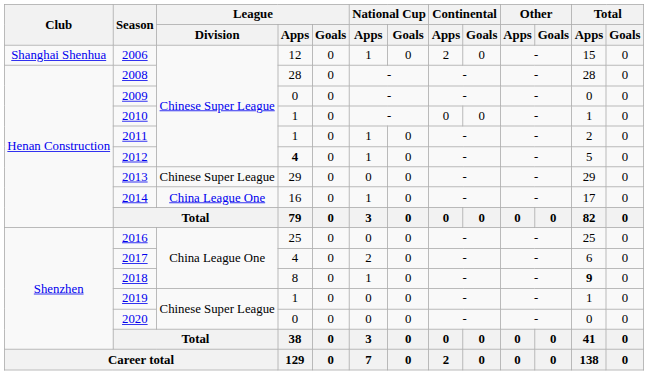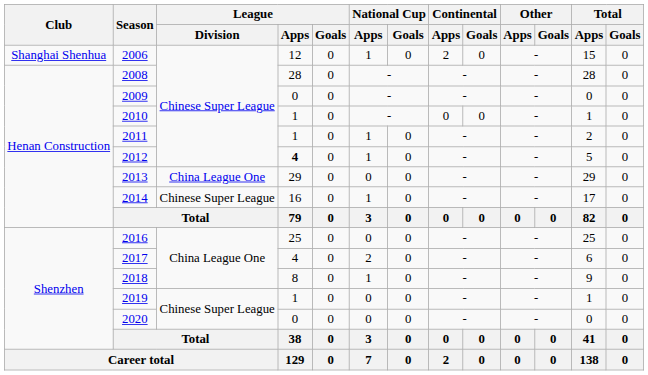(217, 177) Chinese Super League -> (217, 177) China League One
(217, 197) China League One -> (217, 197) Chinese Super League
(589, 278) bold -> (589, 278) normal
